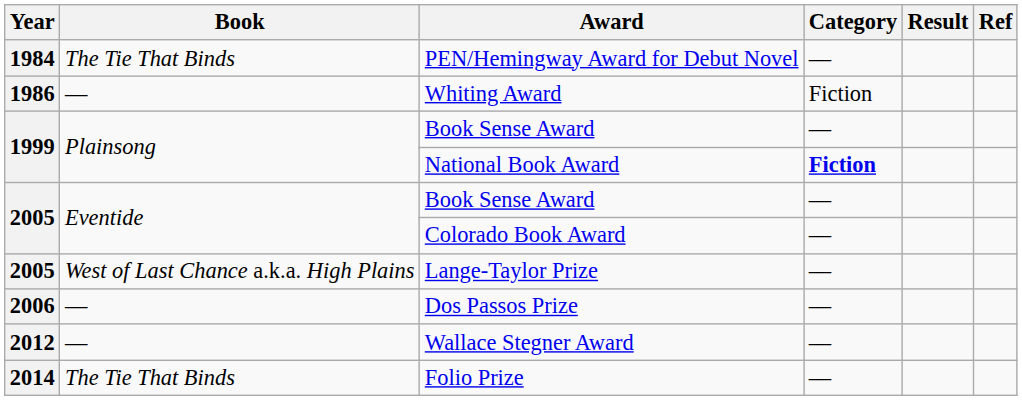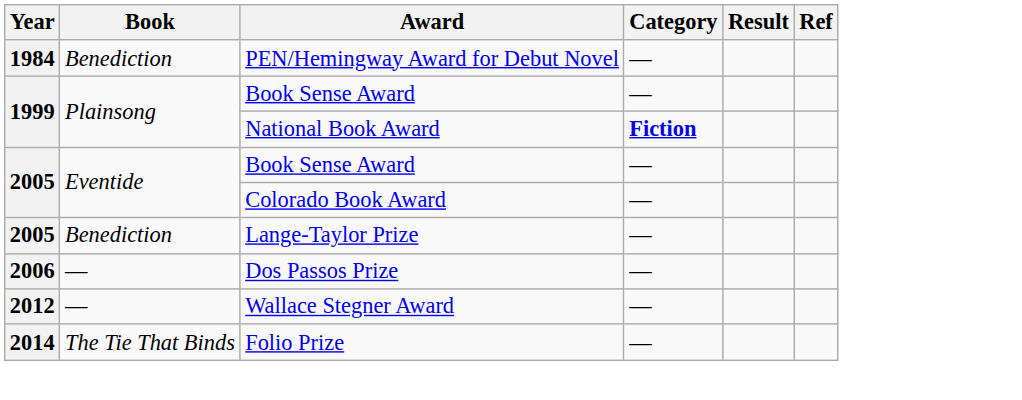(150, 57) The Tie That Binds -> (118, 57) Benediction
- row: (32, 93)
(240, 270) West of Last Chance a.k.a. High Plains -> (118, 235) Benediction
